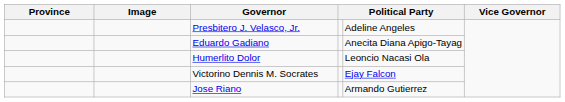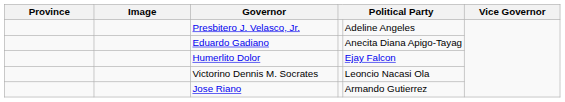(387, 58) Leoncio Nacasi Ola -> (370, 58) Ejay Falcon
(370, 74) Ejay Falcon -> (387, 74) Leoncio Nacasi Ola
